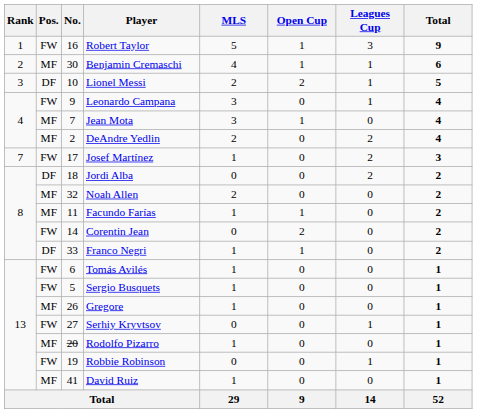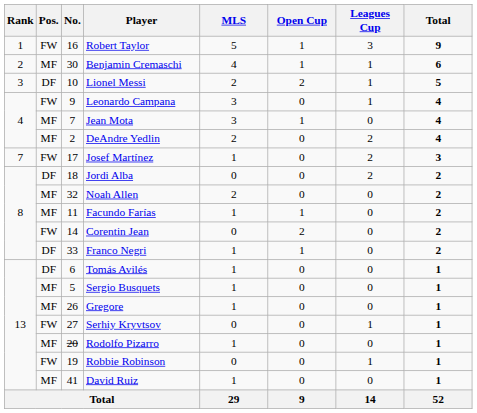(49, 269) FW -> (49, 269) DF
(49, 287) FW -> (49, 287) MF
